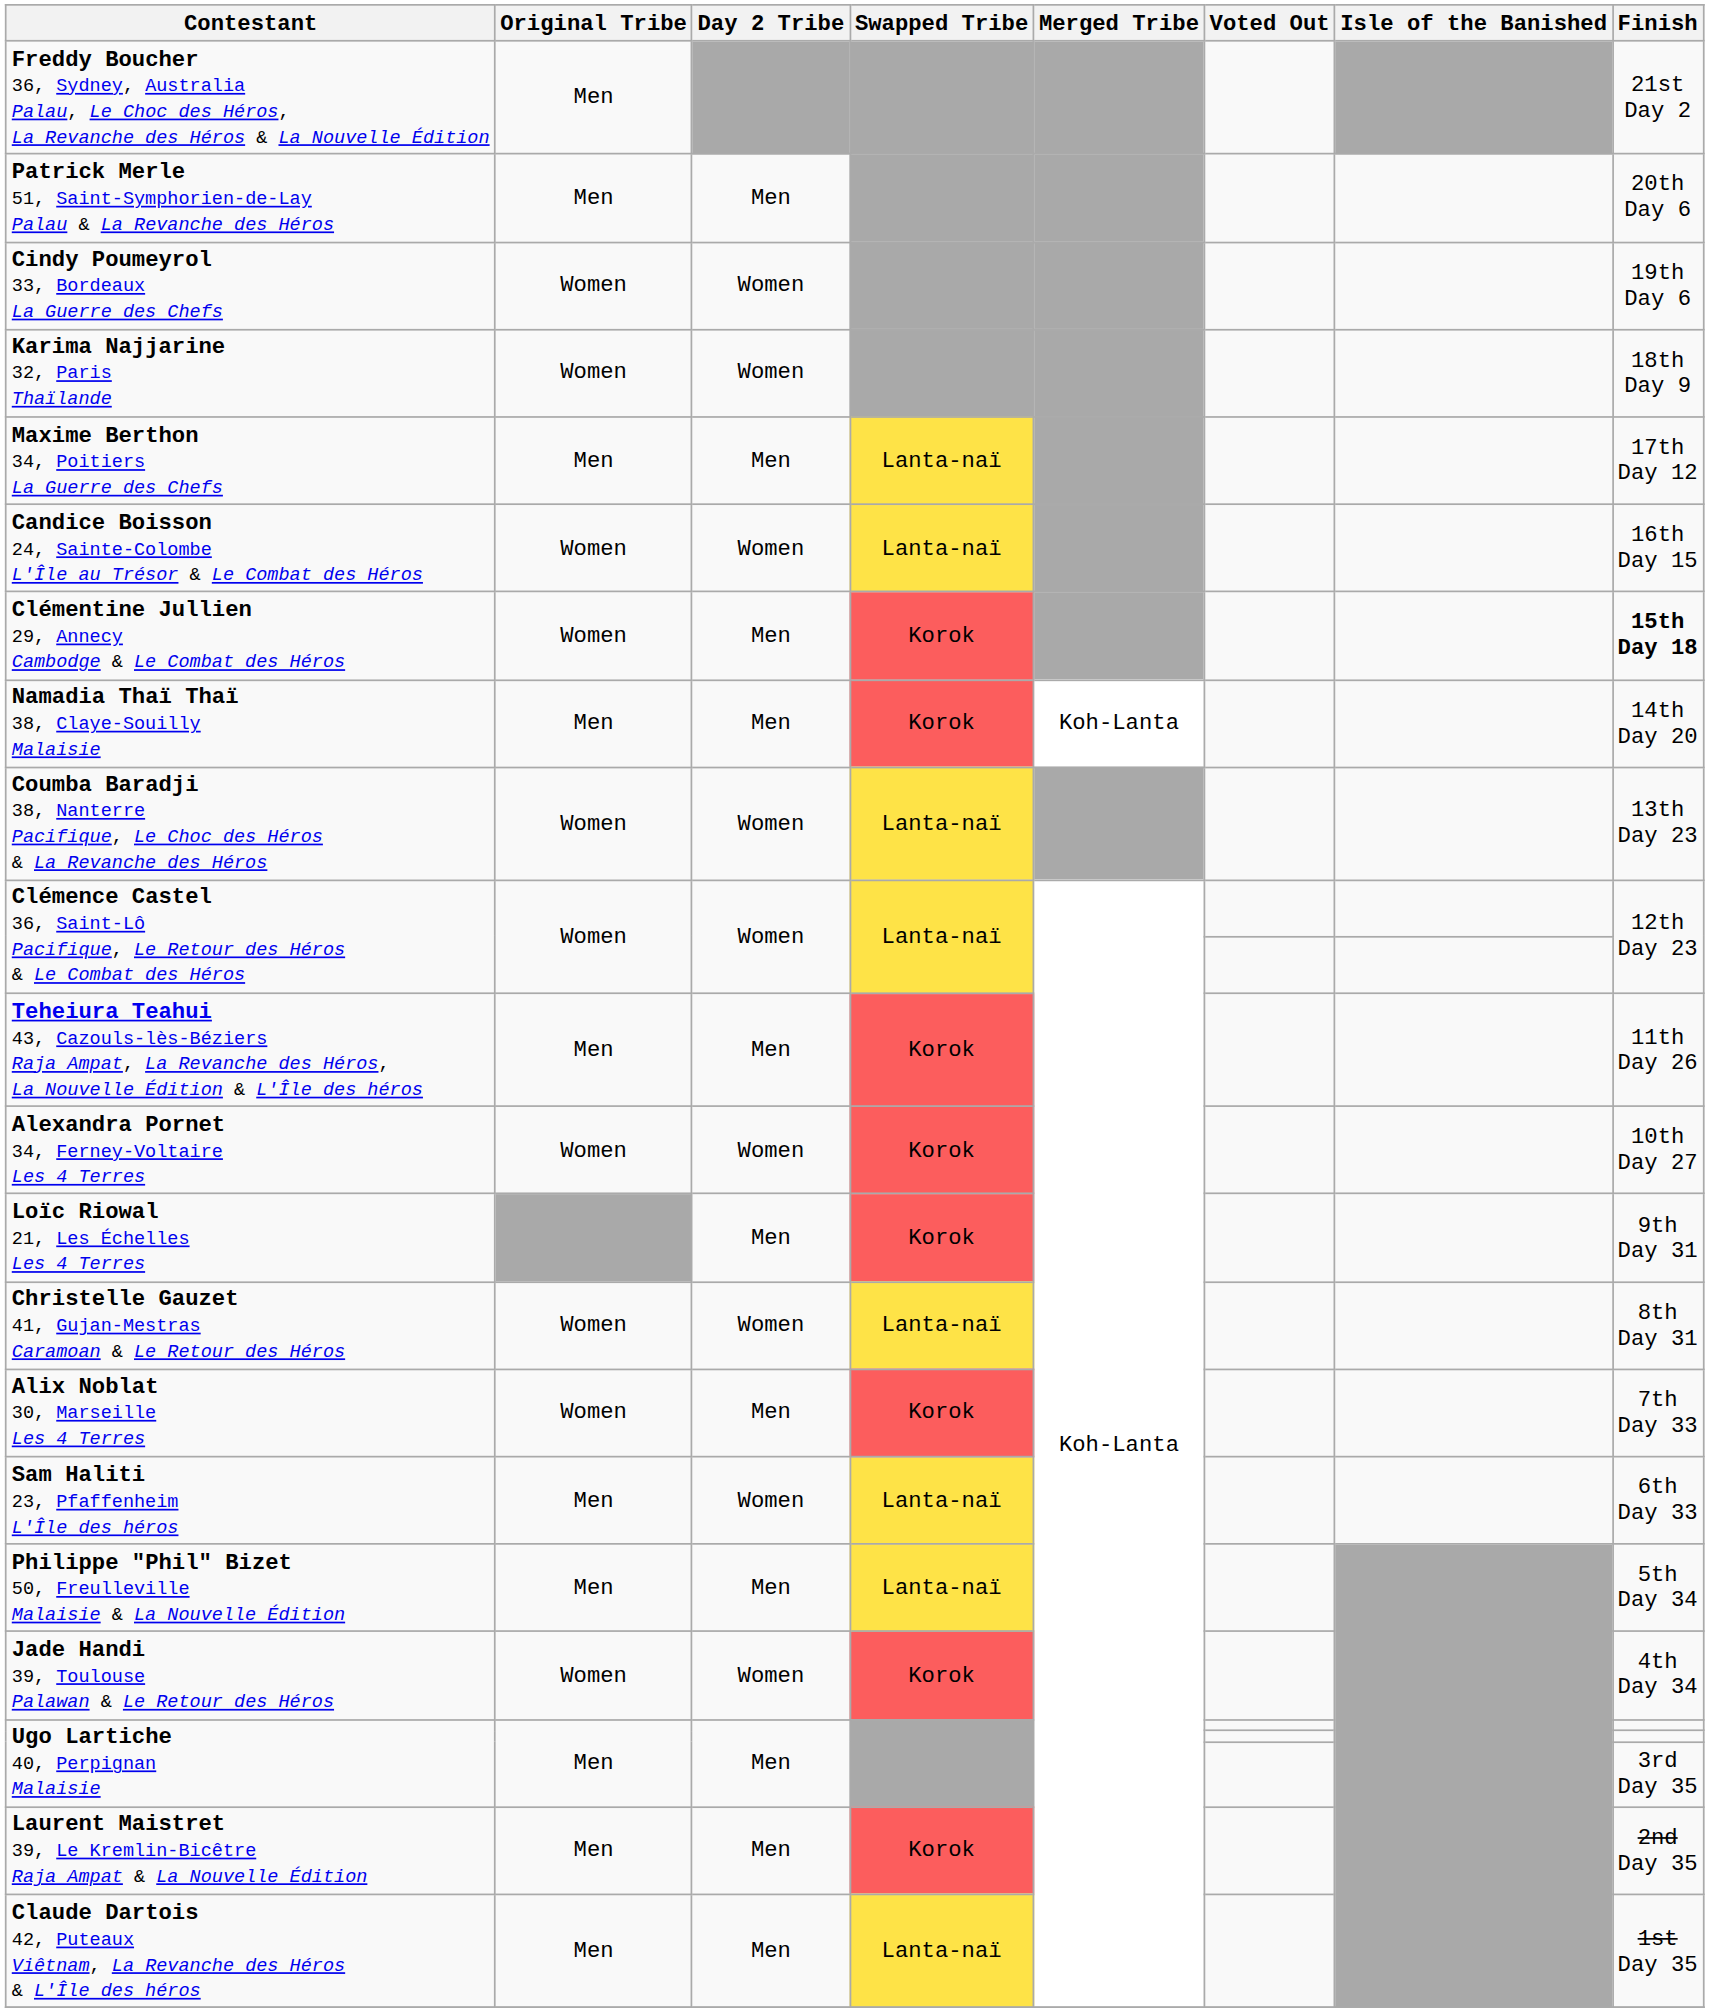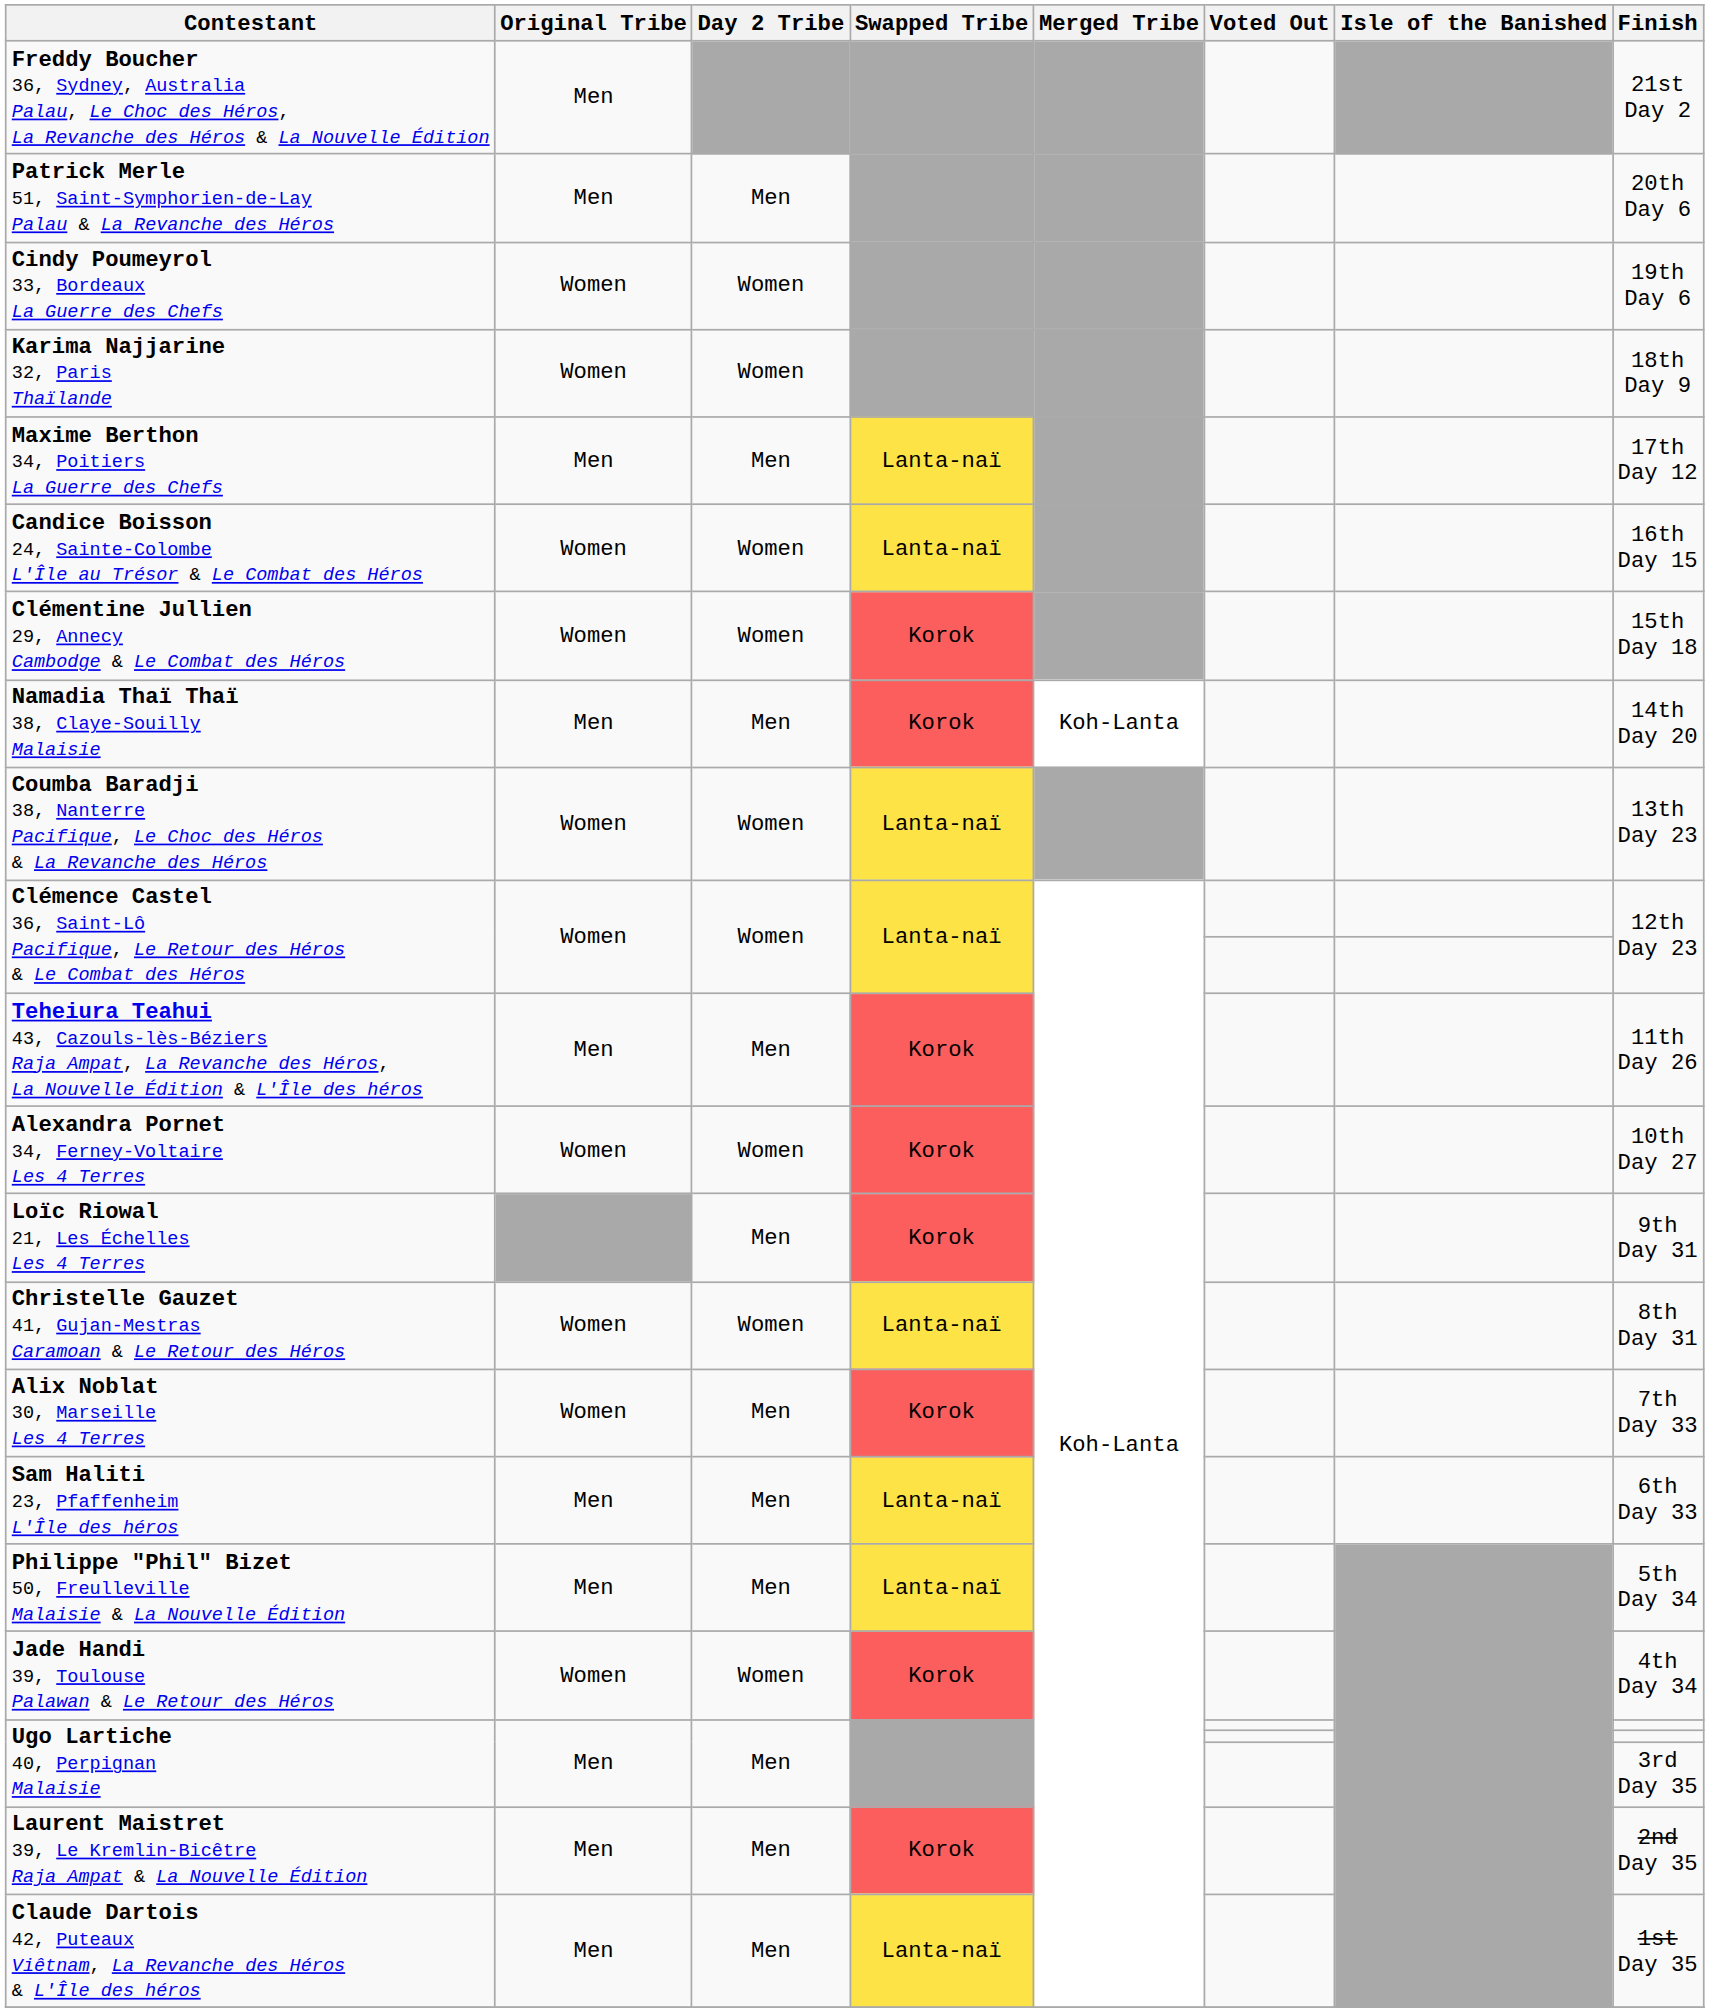(771, 636) Men -> (771, 636) Women
(1658, 636) bold -> (1658, 636) normal
(771, 1500) Women -> (771, 1500) Men
